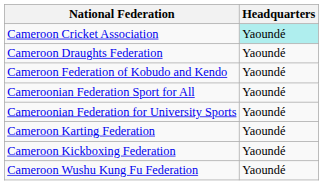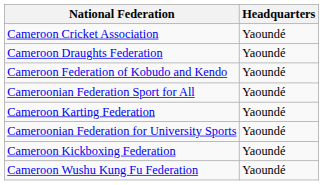(264, 33) paleturquoise background -> (264, 33) no background
rows swapped: (122, 111) <-> (81, 131)
